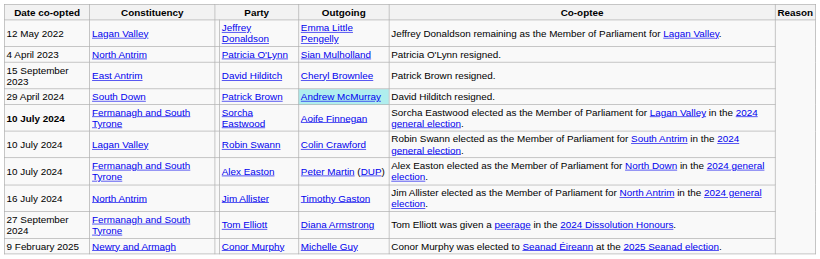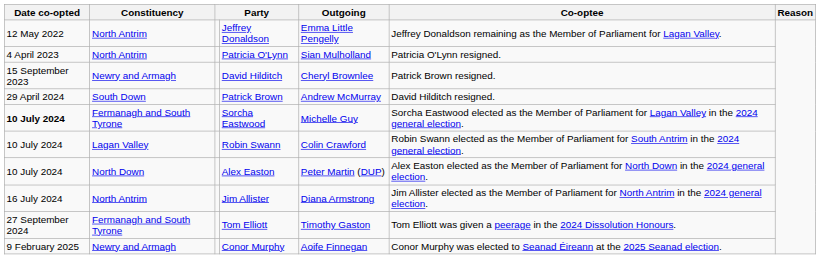(120, 33) Lagan Valley -> (119, 33) North Antrim
(117, 76) East Antrim -> (134, 76) Newry and Armagh
(341, 97) paleturquoise background -> (341, 97) no background
(334, 118) Aoife Finnegan -> (329, 118) Michelle Guy
(141, 172) Fermanagh and South Tyrone -> (118, 172) North Down
(335, 198) Timothy Gaston -> (338, 198) Diana Armstrong
(338, 225) Diana Armstrong -> (335, 225) Timothy Gaston
(329, 246) Michelle Guy -> (334, 246) Aoife Finnegan
